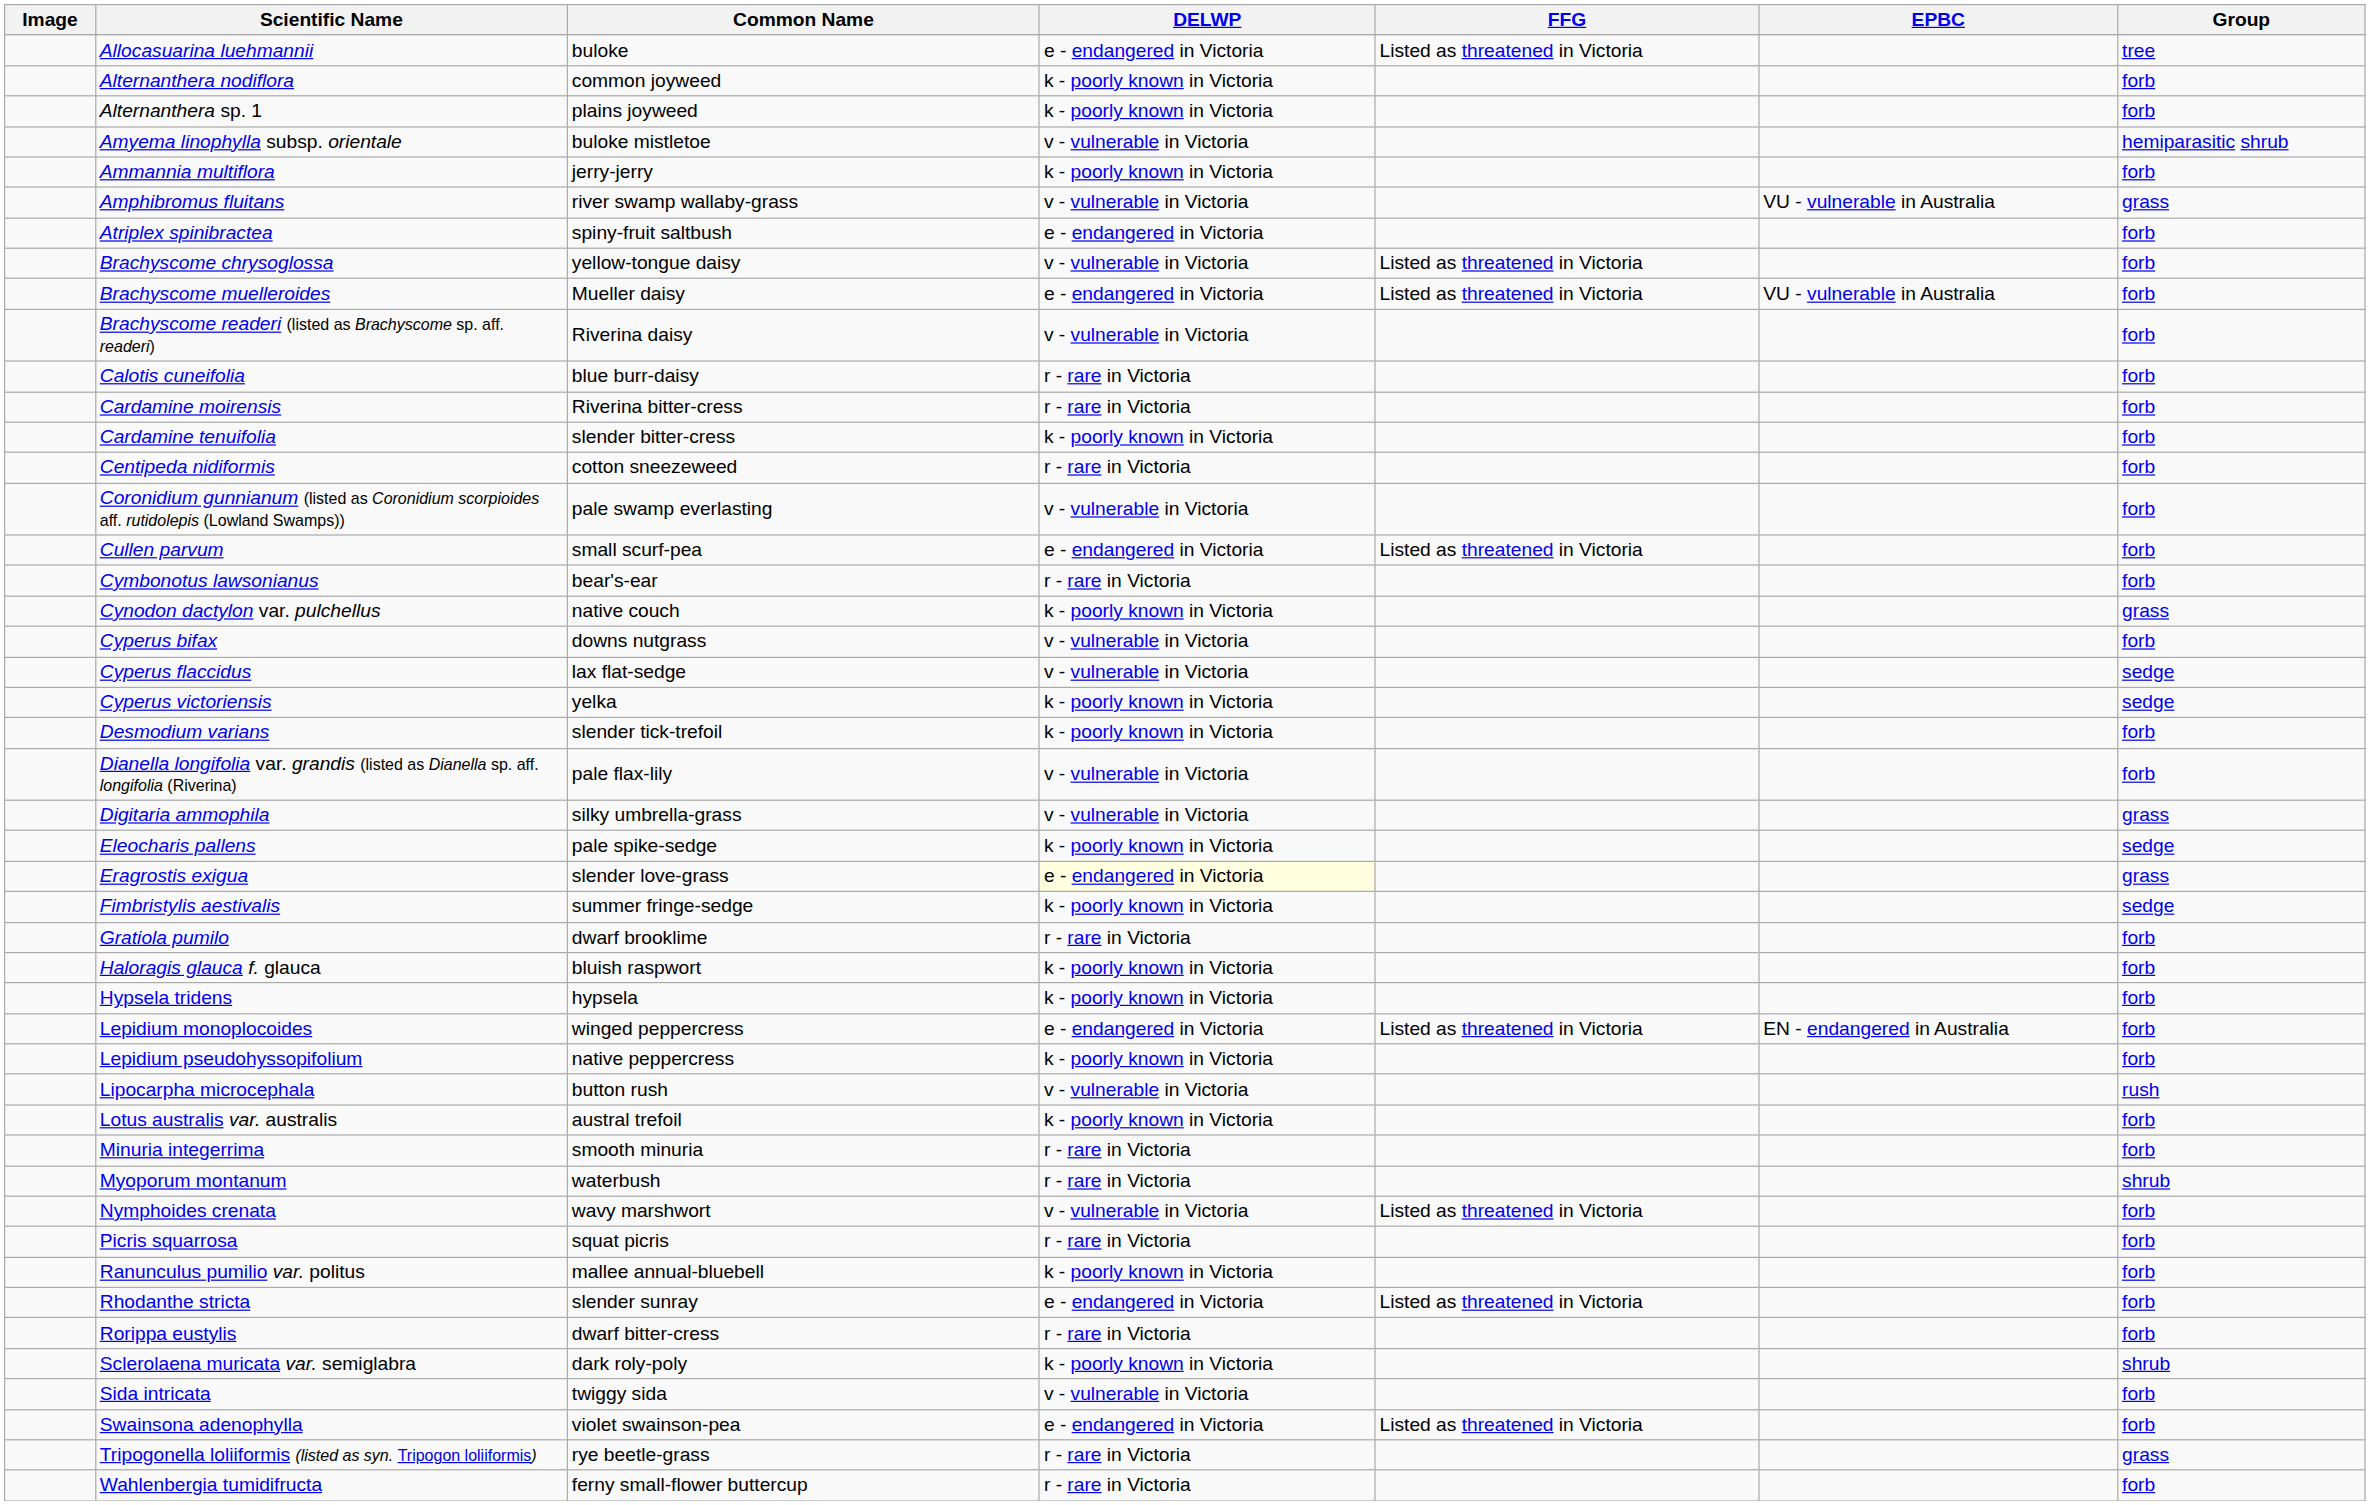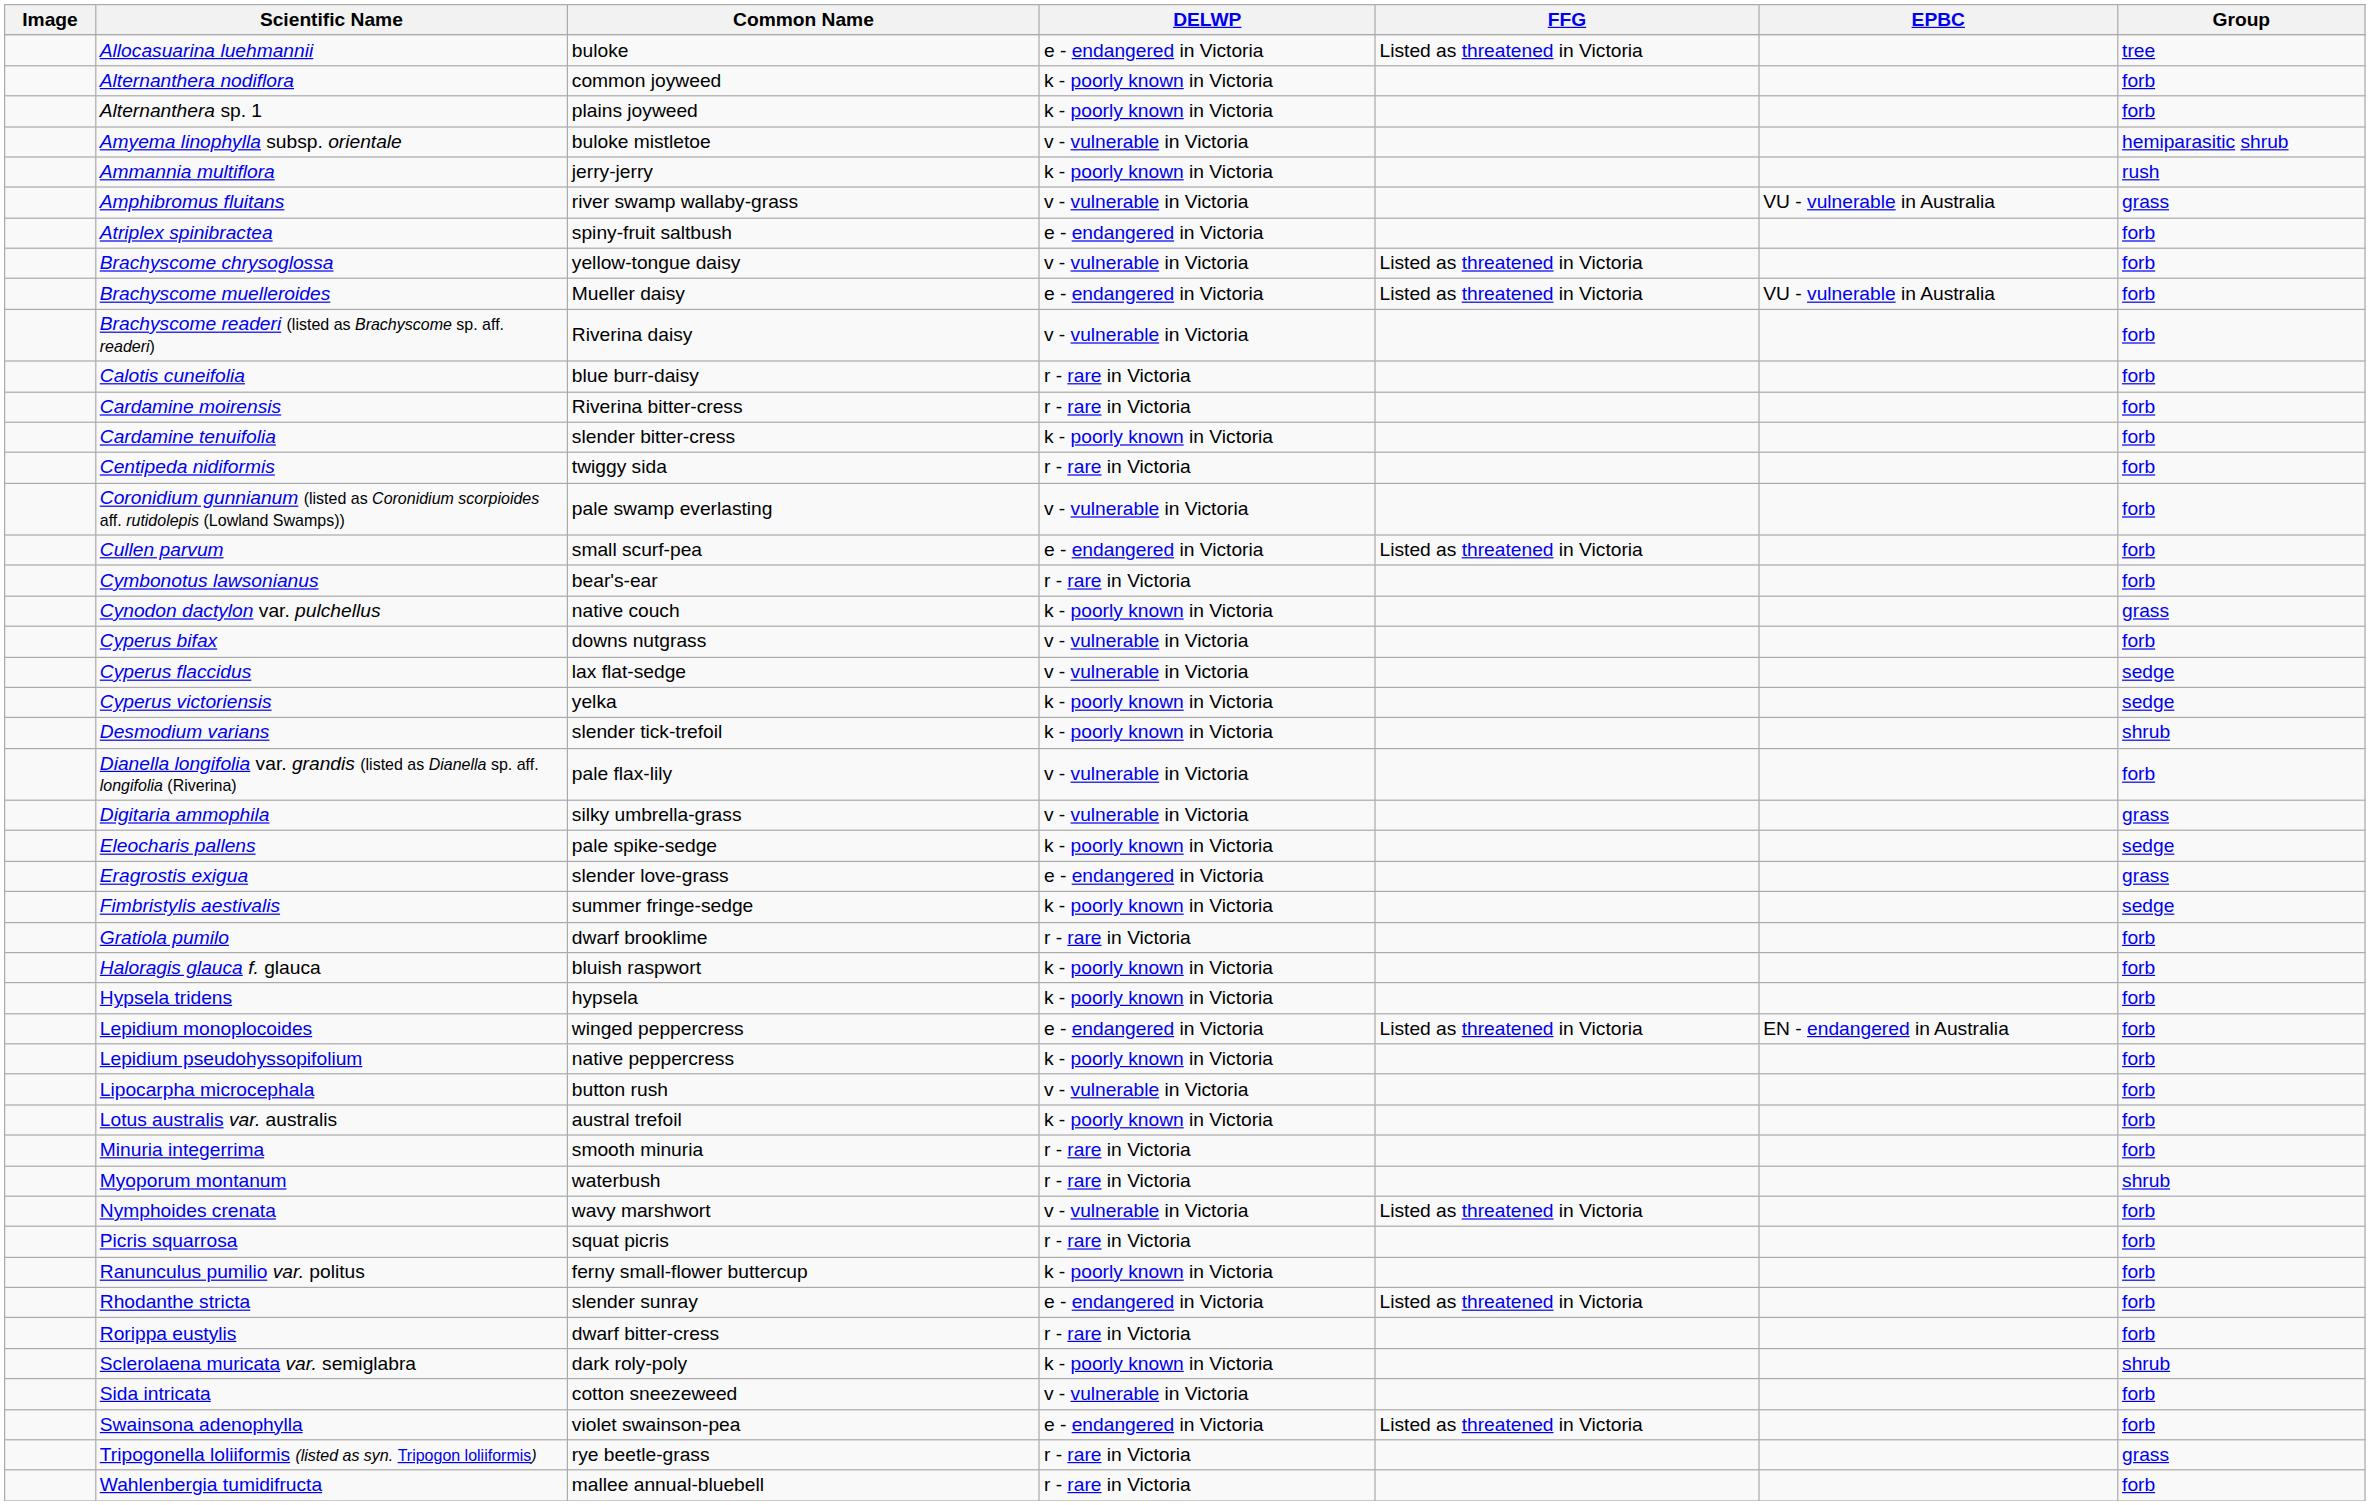(2139, 171) forb -> (2141, 171) rush
(655, 467) cotton sneezeweed -> (619, 467) twiggy sida
(2139, 732) forb -> (2146, 732) shrub
(1154, 876) lightyellow background -> (1154, 876) no background
(2141, 1089) rush -> (2139, 1089) forb
(668, 1272) mallee annual-bluebell -> (690, 1272) ferny small-flower buttercup
(619, 1393) twiggy sida -> (655, 1393) cotton sneezeweed
(690, 1485) ferny small-flower buttercup -> (668, 1485) mallee annual-bluebell
